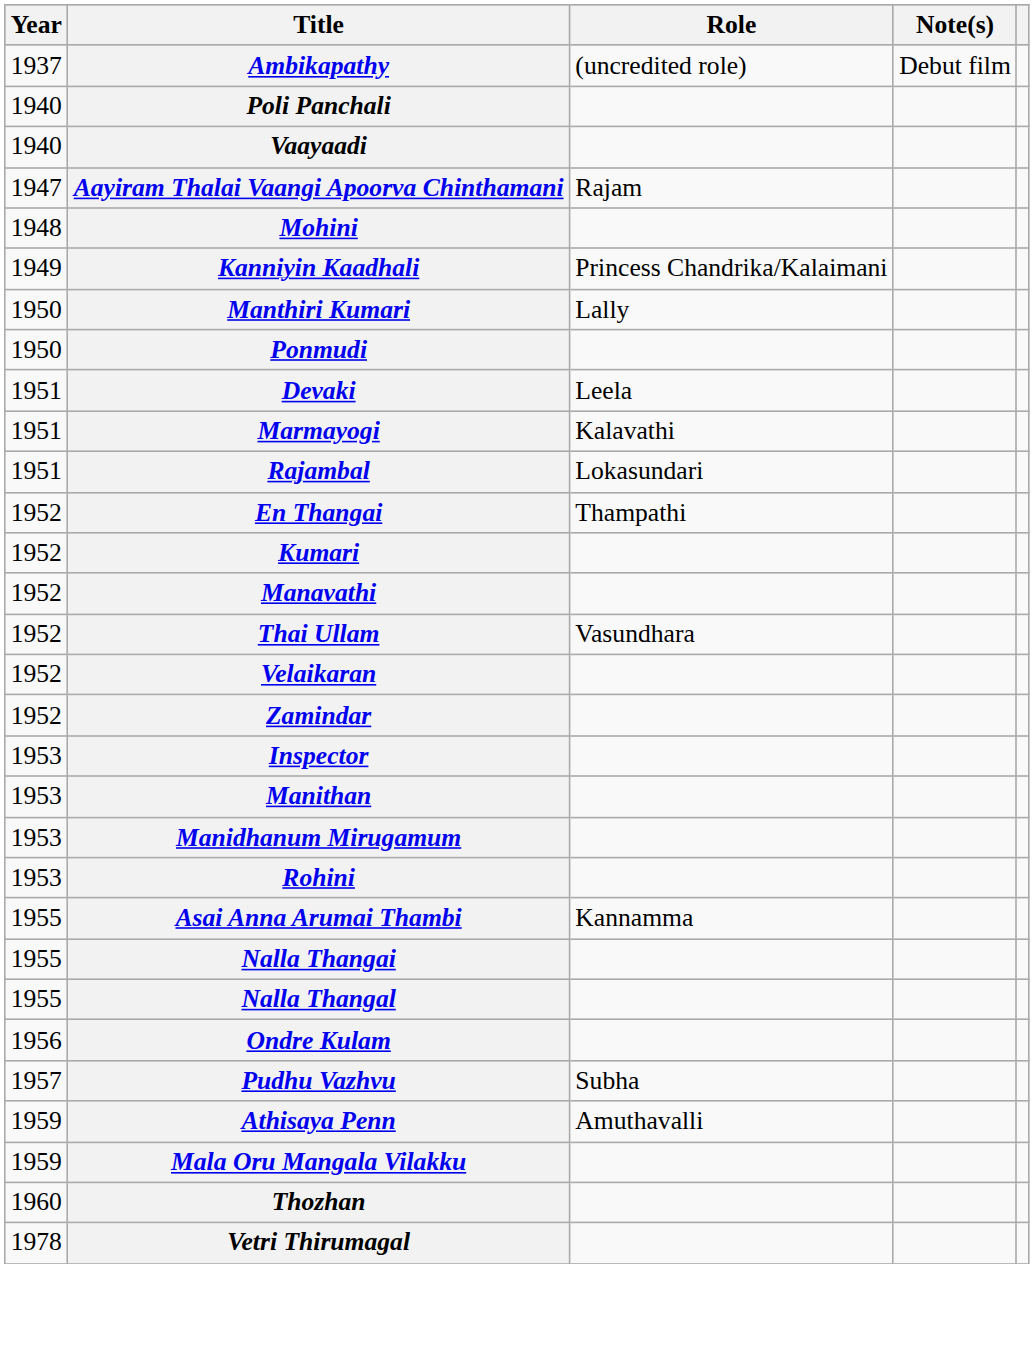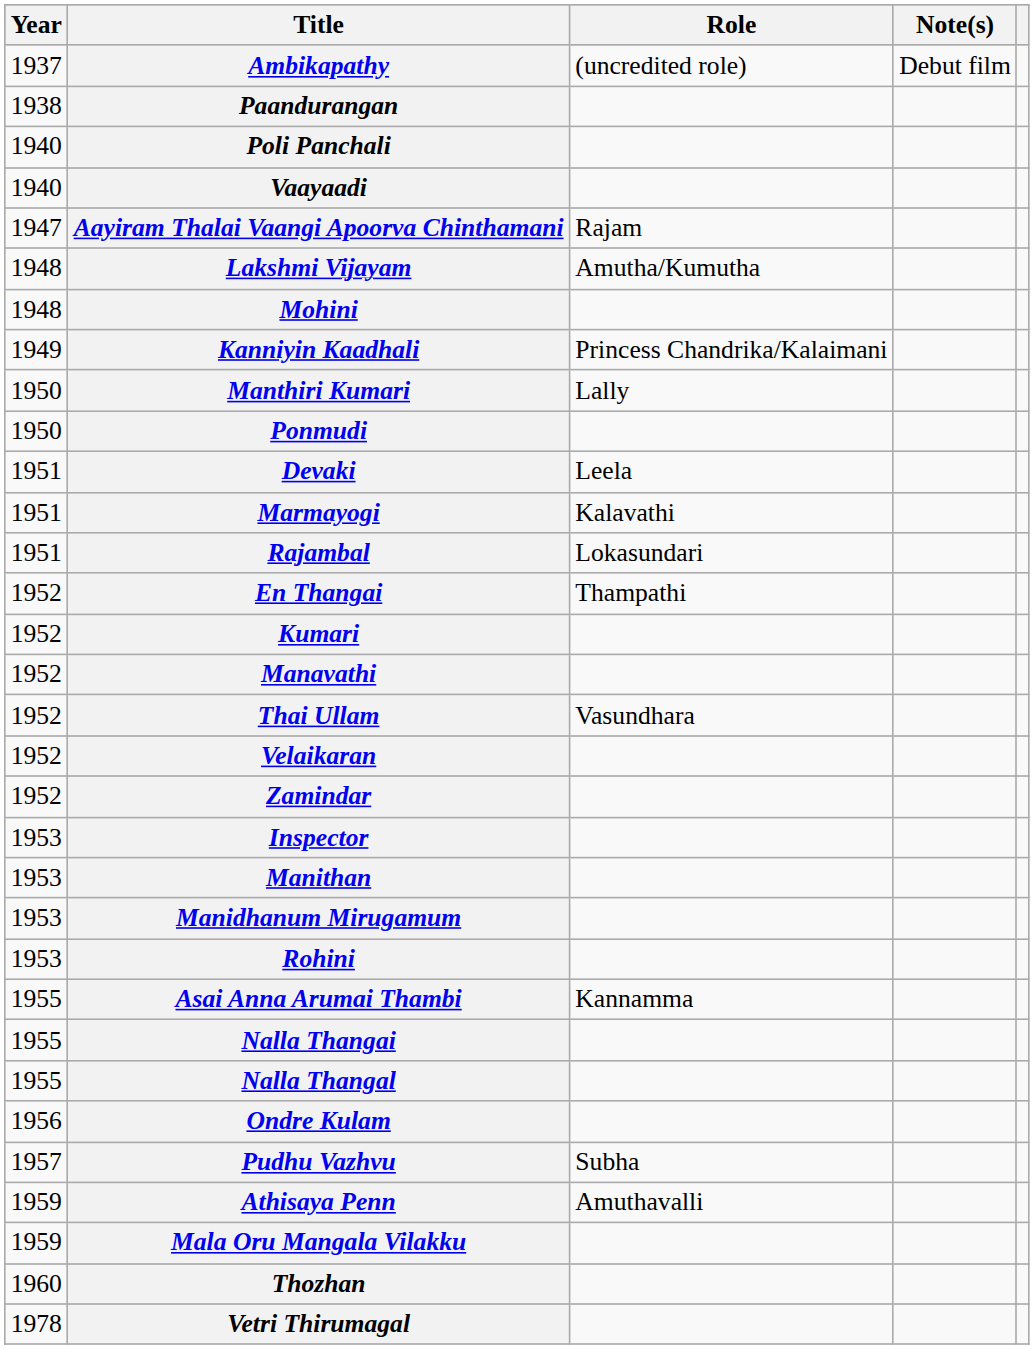+ row: (319, 106)
+ row: (319, 268)
